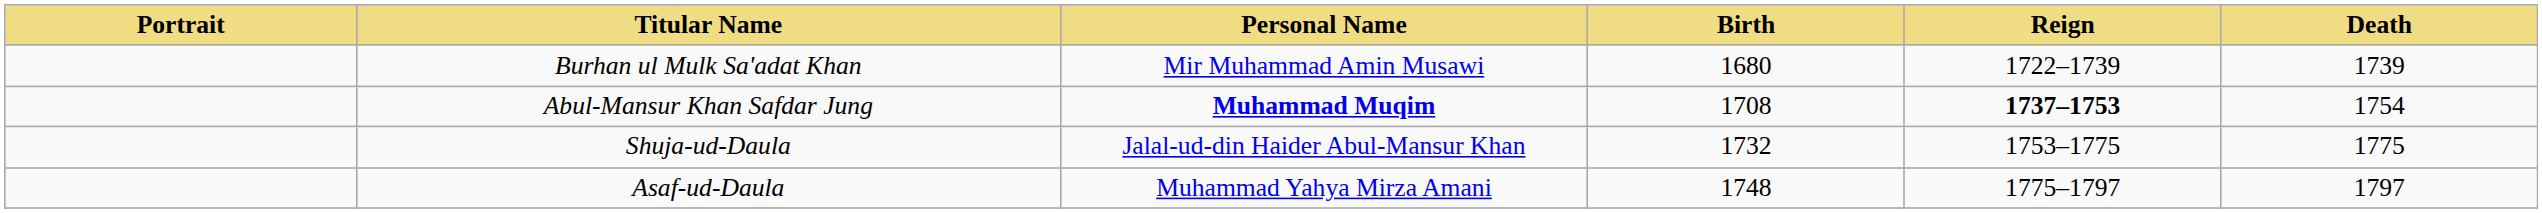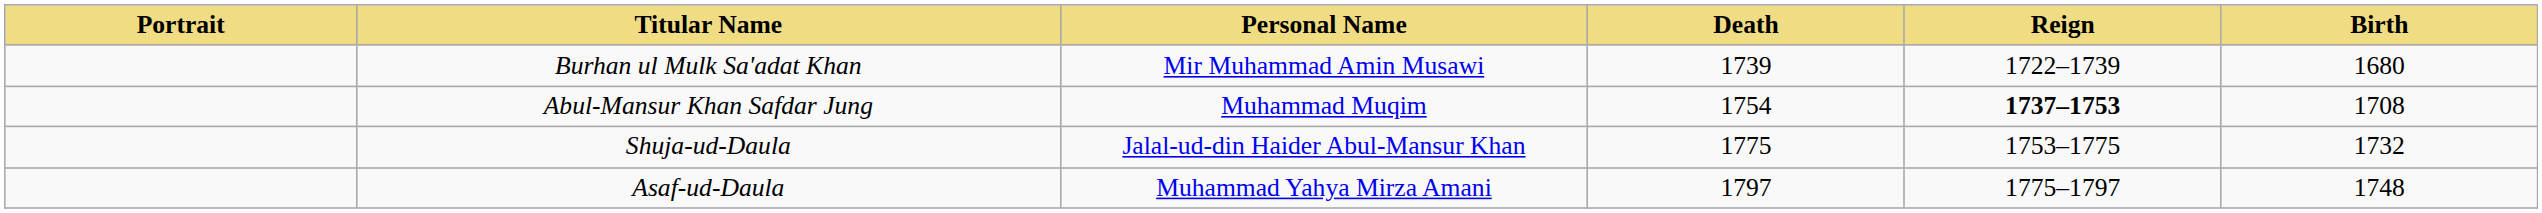columns swapped: (1746, 24) <-> (2379, 24)
(1324, 106) bold -> (1324, 106) normal
